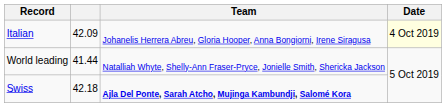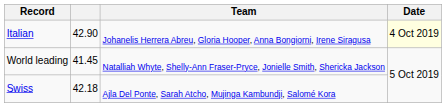(85, 34) 42.09 -> (85, 34) 42.90
(85, 61) 41.44 -> (85, 61) 41.45
(227, 94) bold -> (219, 95) normal
